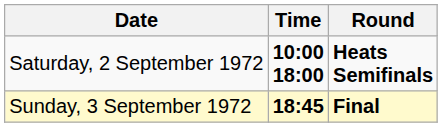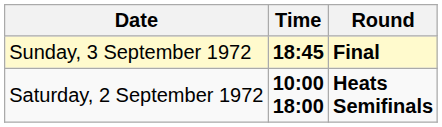rows swapped: (136, 63) <-> (130, 106)
